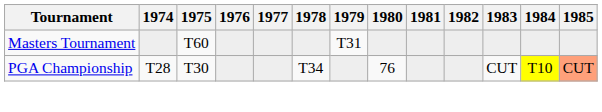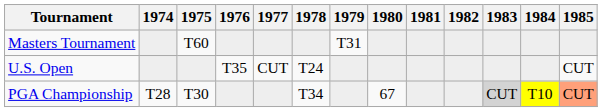+ row: (41, 68)
(387, 68) 76 -> (387, 94) 67
(502, 68) no background -> (502, 94) lightgrey background
